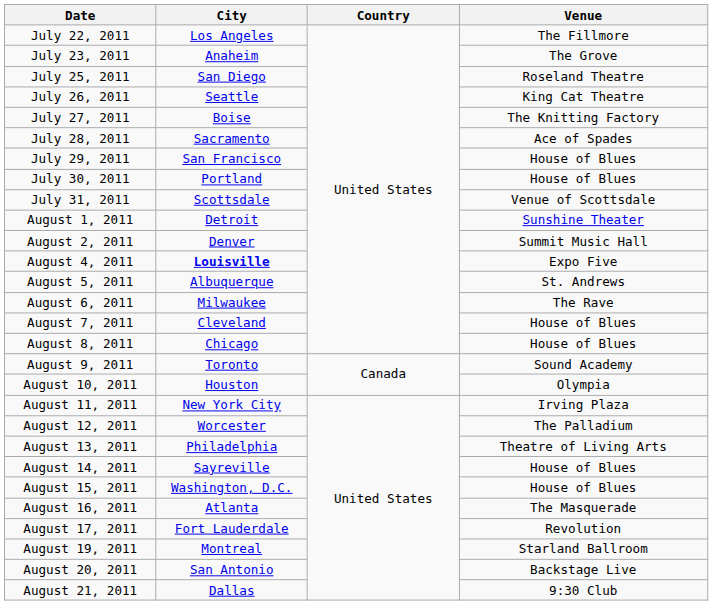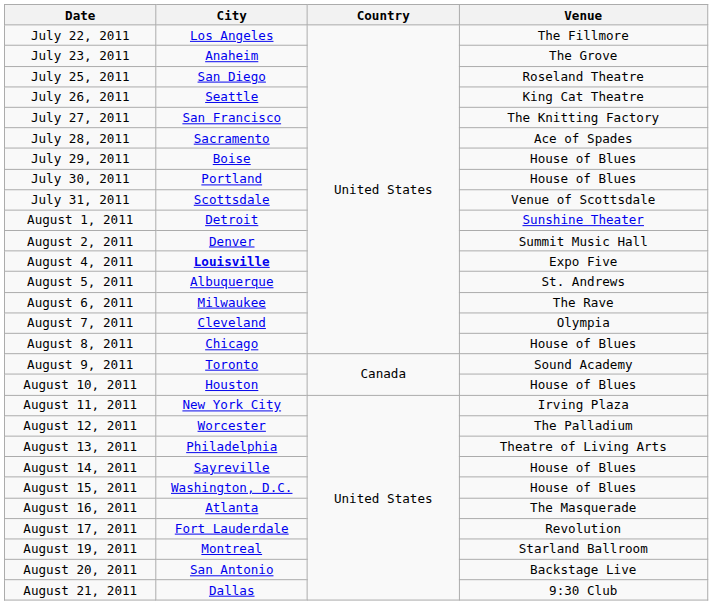(232, 118) Boise -> (232, 118) San Francisco
(232, 159) San Francisco -> (232, 159) Boise
(583, 323) House of Blues -> (583, 323) Olympia
(583, 385) Olympia -> (583, 385) House of Blues
